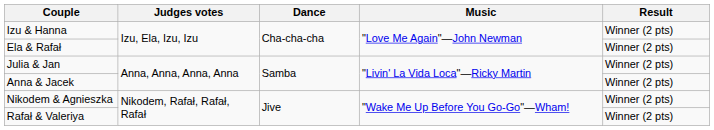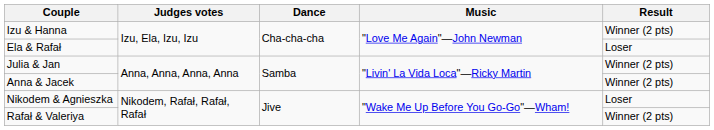(639, 47) Winner (2 pts) -> (619, 47) Loser
(639, 99) Winner (2 pts) -> (619, 99) Loser
